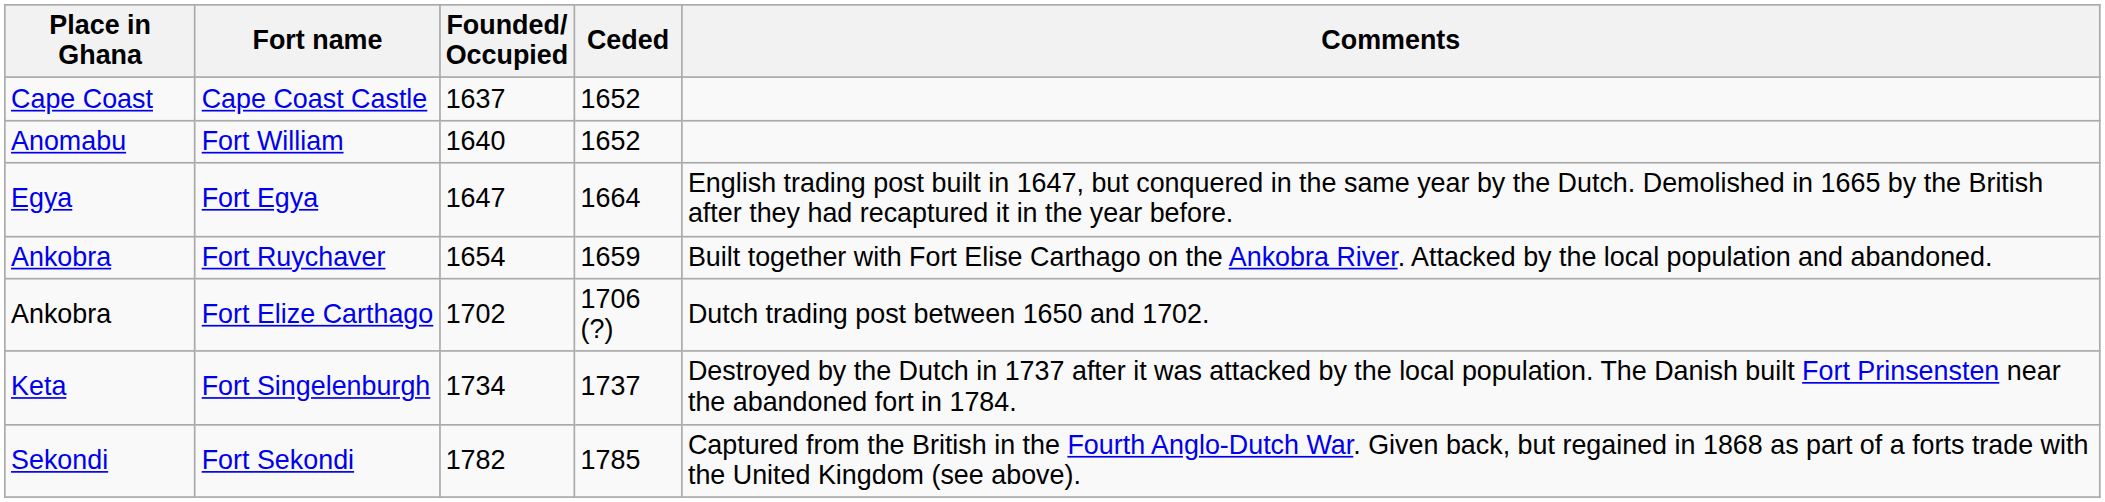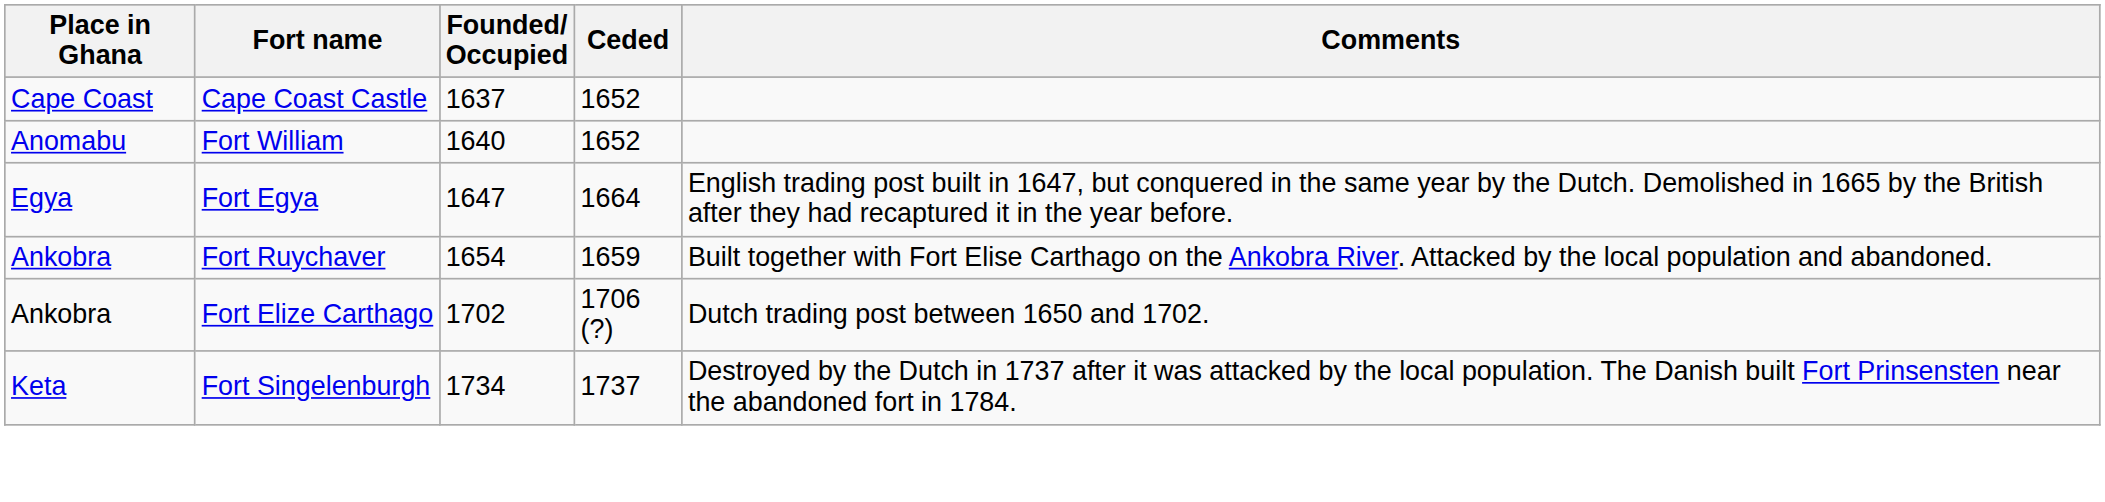- row: (278, 460)
